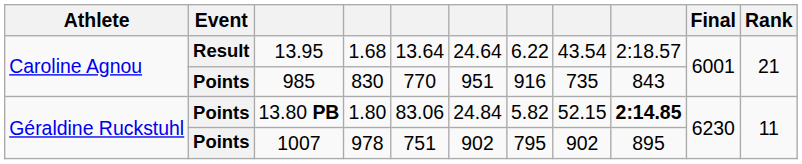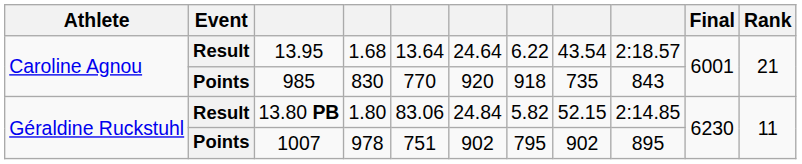(478, 82) 951 -> (478, 82) 920
(530, 82) 916 -> (530, 82) 918
(221, 113) Points -> (221, 113) Result
(649, 113) bold -> (648, 113) normal
